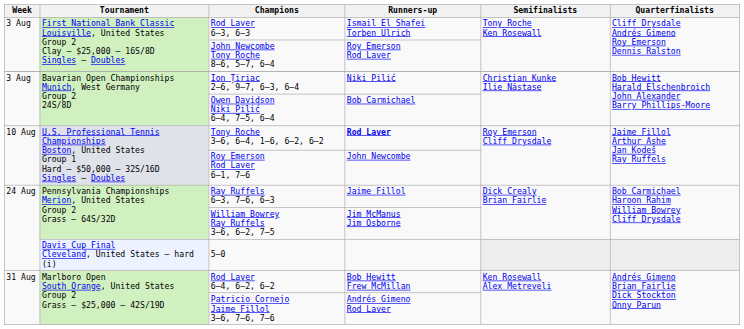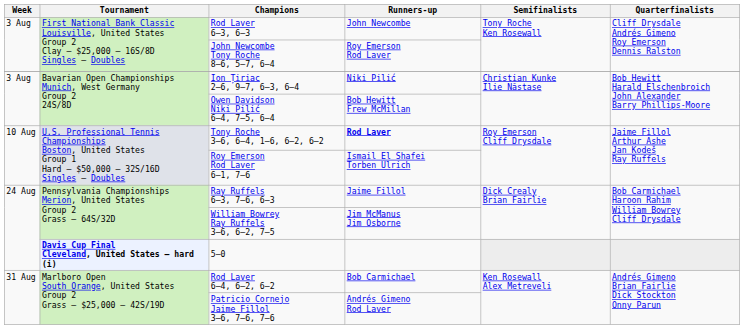(386, 29) Ismail El Shafei Torben Ulrich -> (379, 24) John Newcombe
(381, 101) Bob Carmichael -> (379, 105) Bob Hewitt Frew McMillan
(379, 157) John Newcombe -> (386, 162) Ismail El Shafei Torben Ulrich
(118, 255) normal -> (118, 255) bold
(379, 282) Bob Hewitt Frew McMillan -> (381, 278) Bob Carmichael
